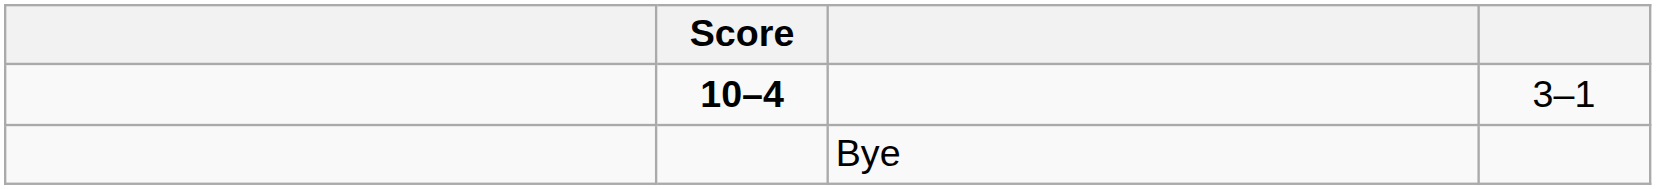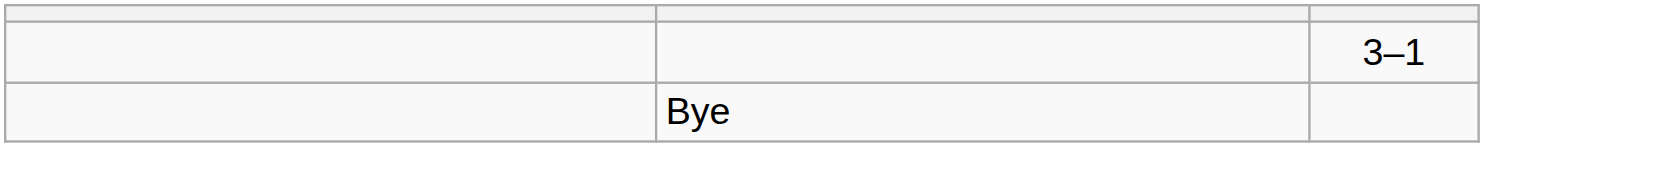- column: (742, 34)
